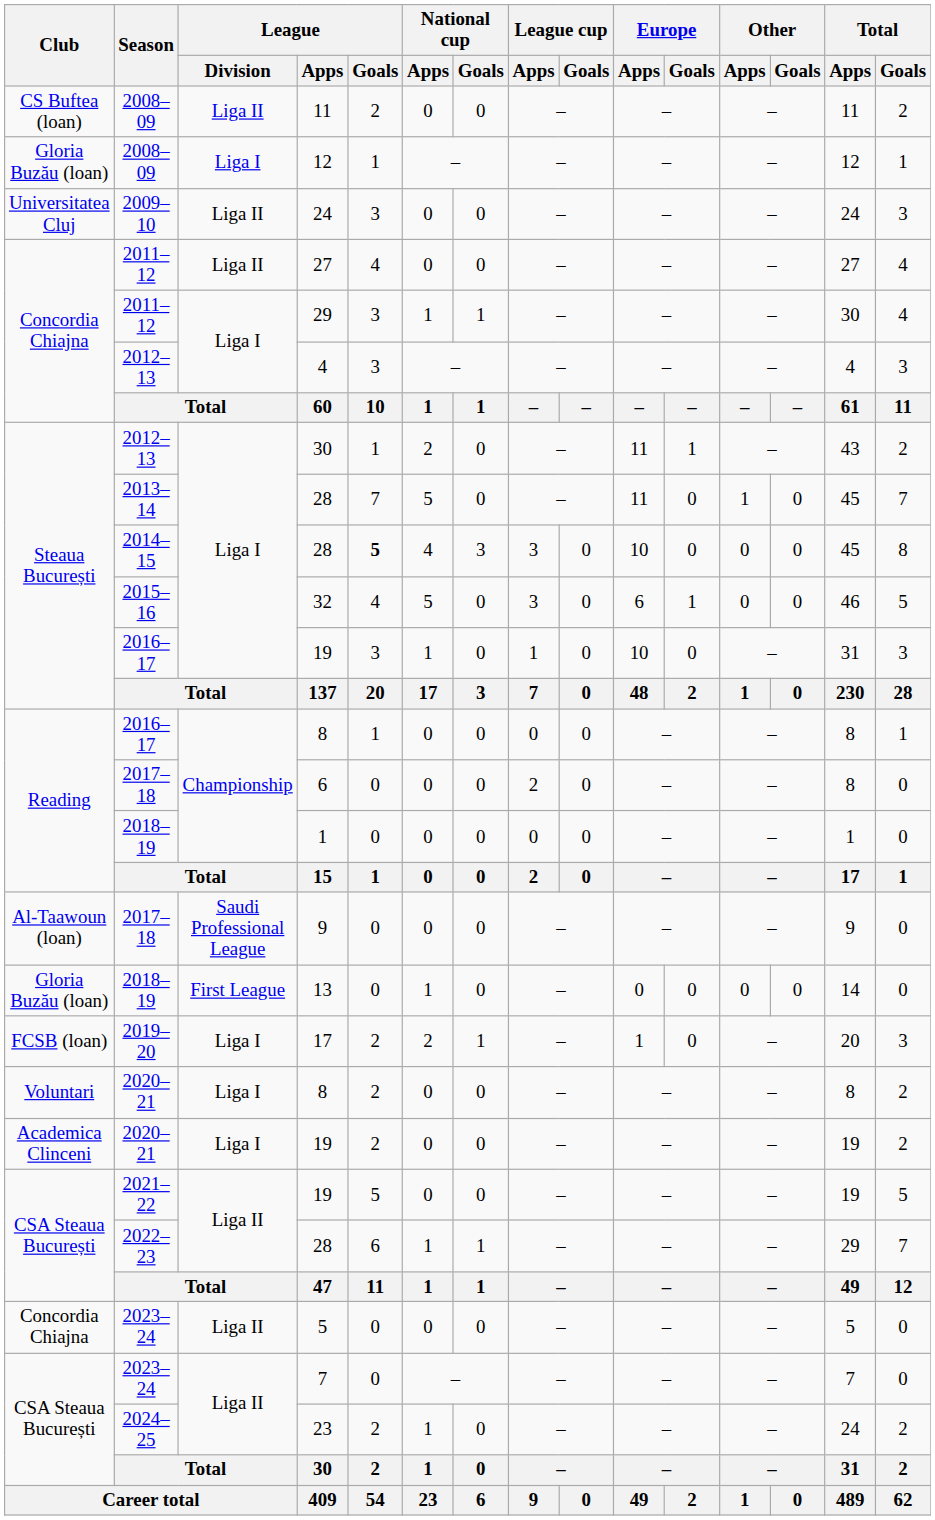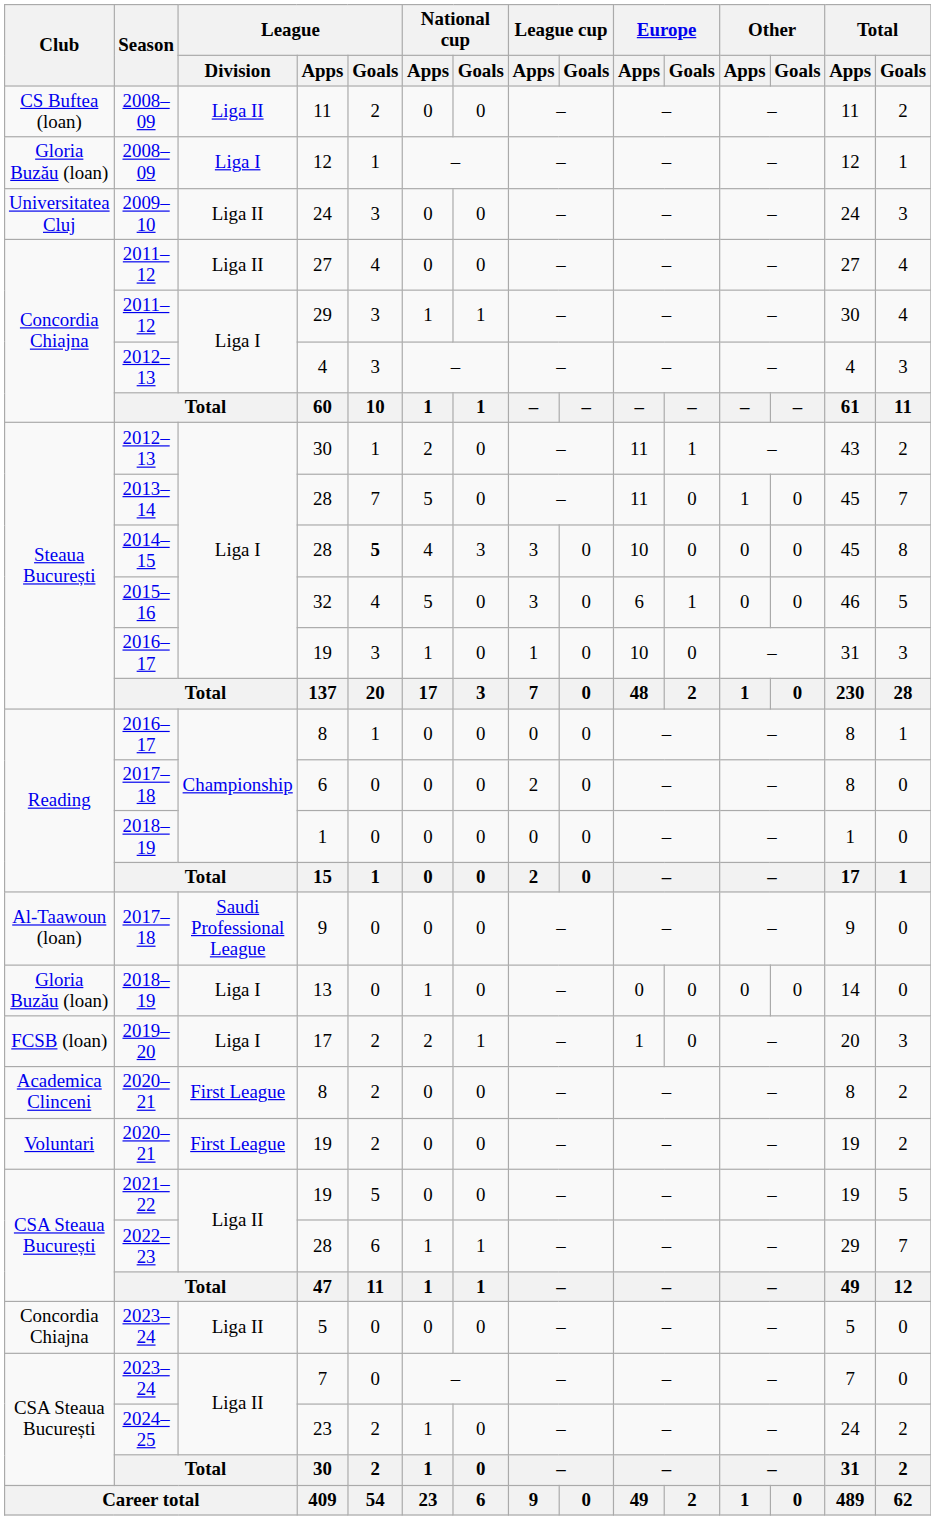(238, 990) First League -> (238, 990) Liga I
(59, 1092) Voluntari -> (59, 1092) Academica Clinceni
(238, 1092) Liga I -> (238, 1092) First League
(59, 1143) Academica Clinceni -> (59, 1143) Voluntari
(238, 1143) Liga I -> (238, 1143) First League
